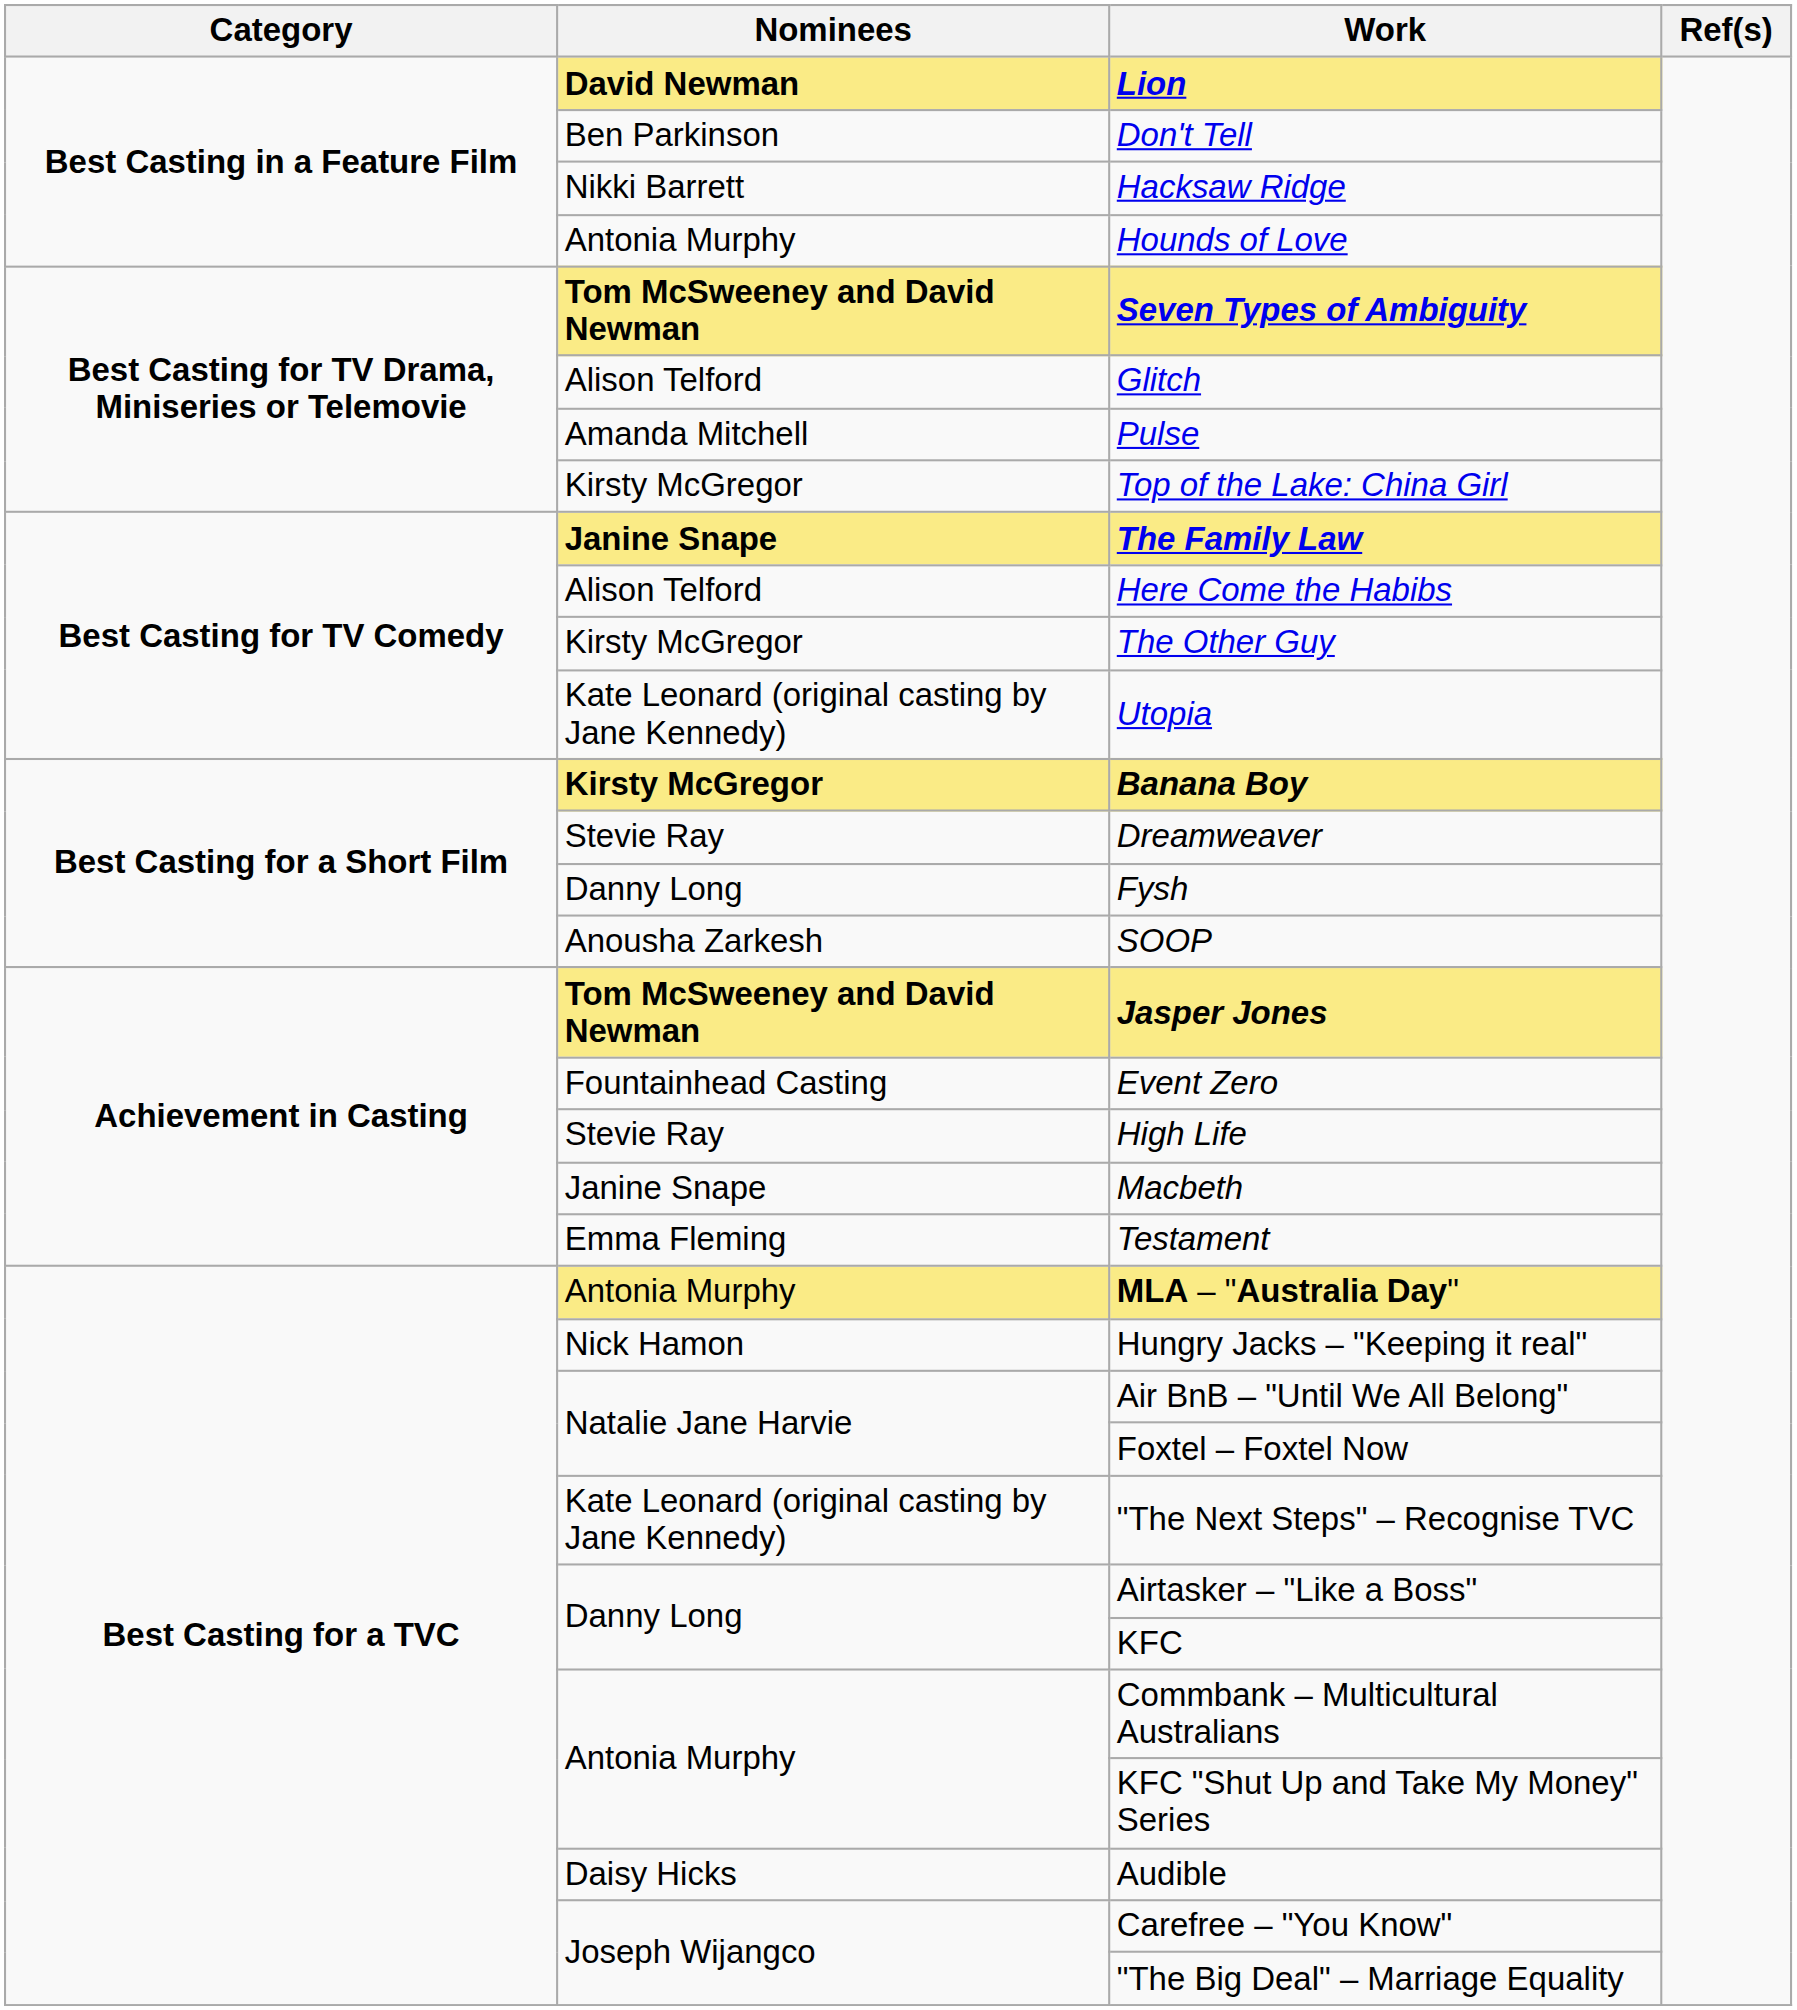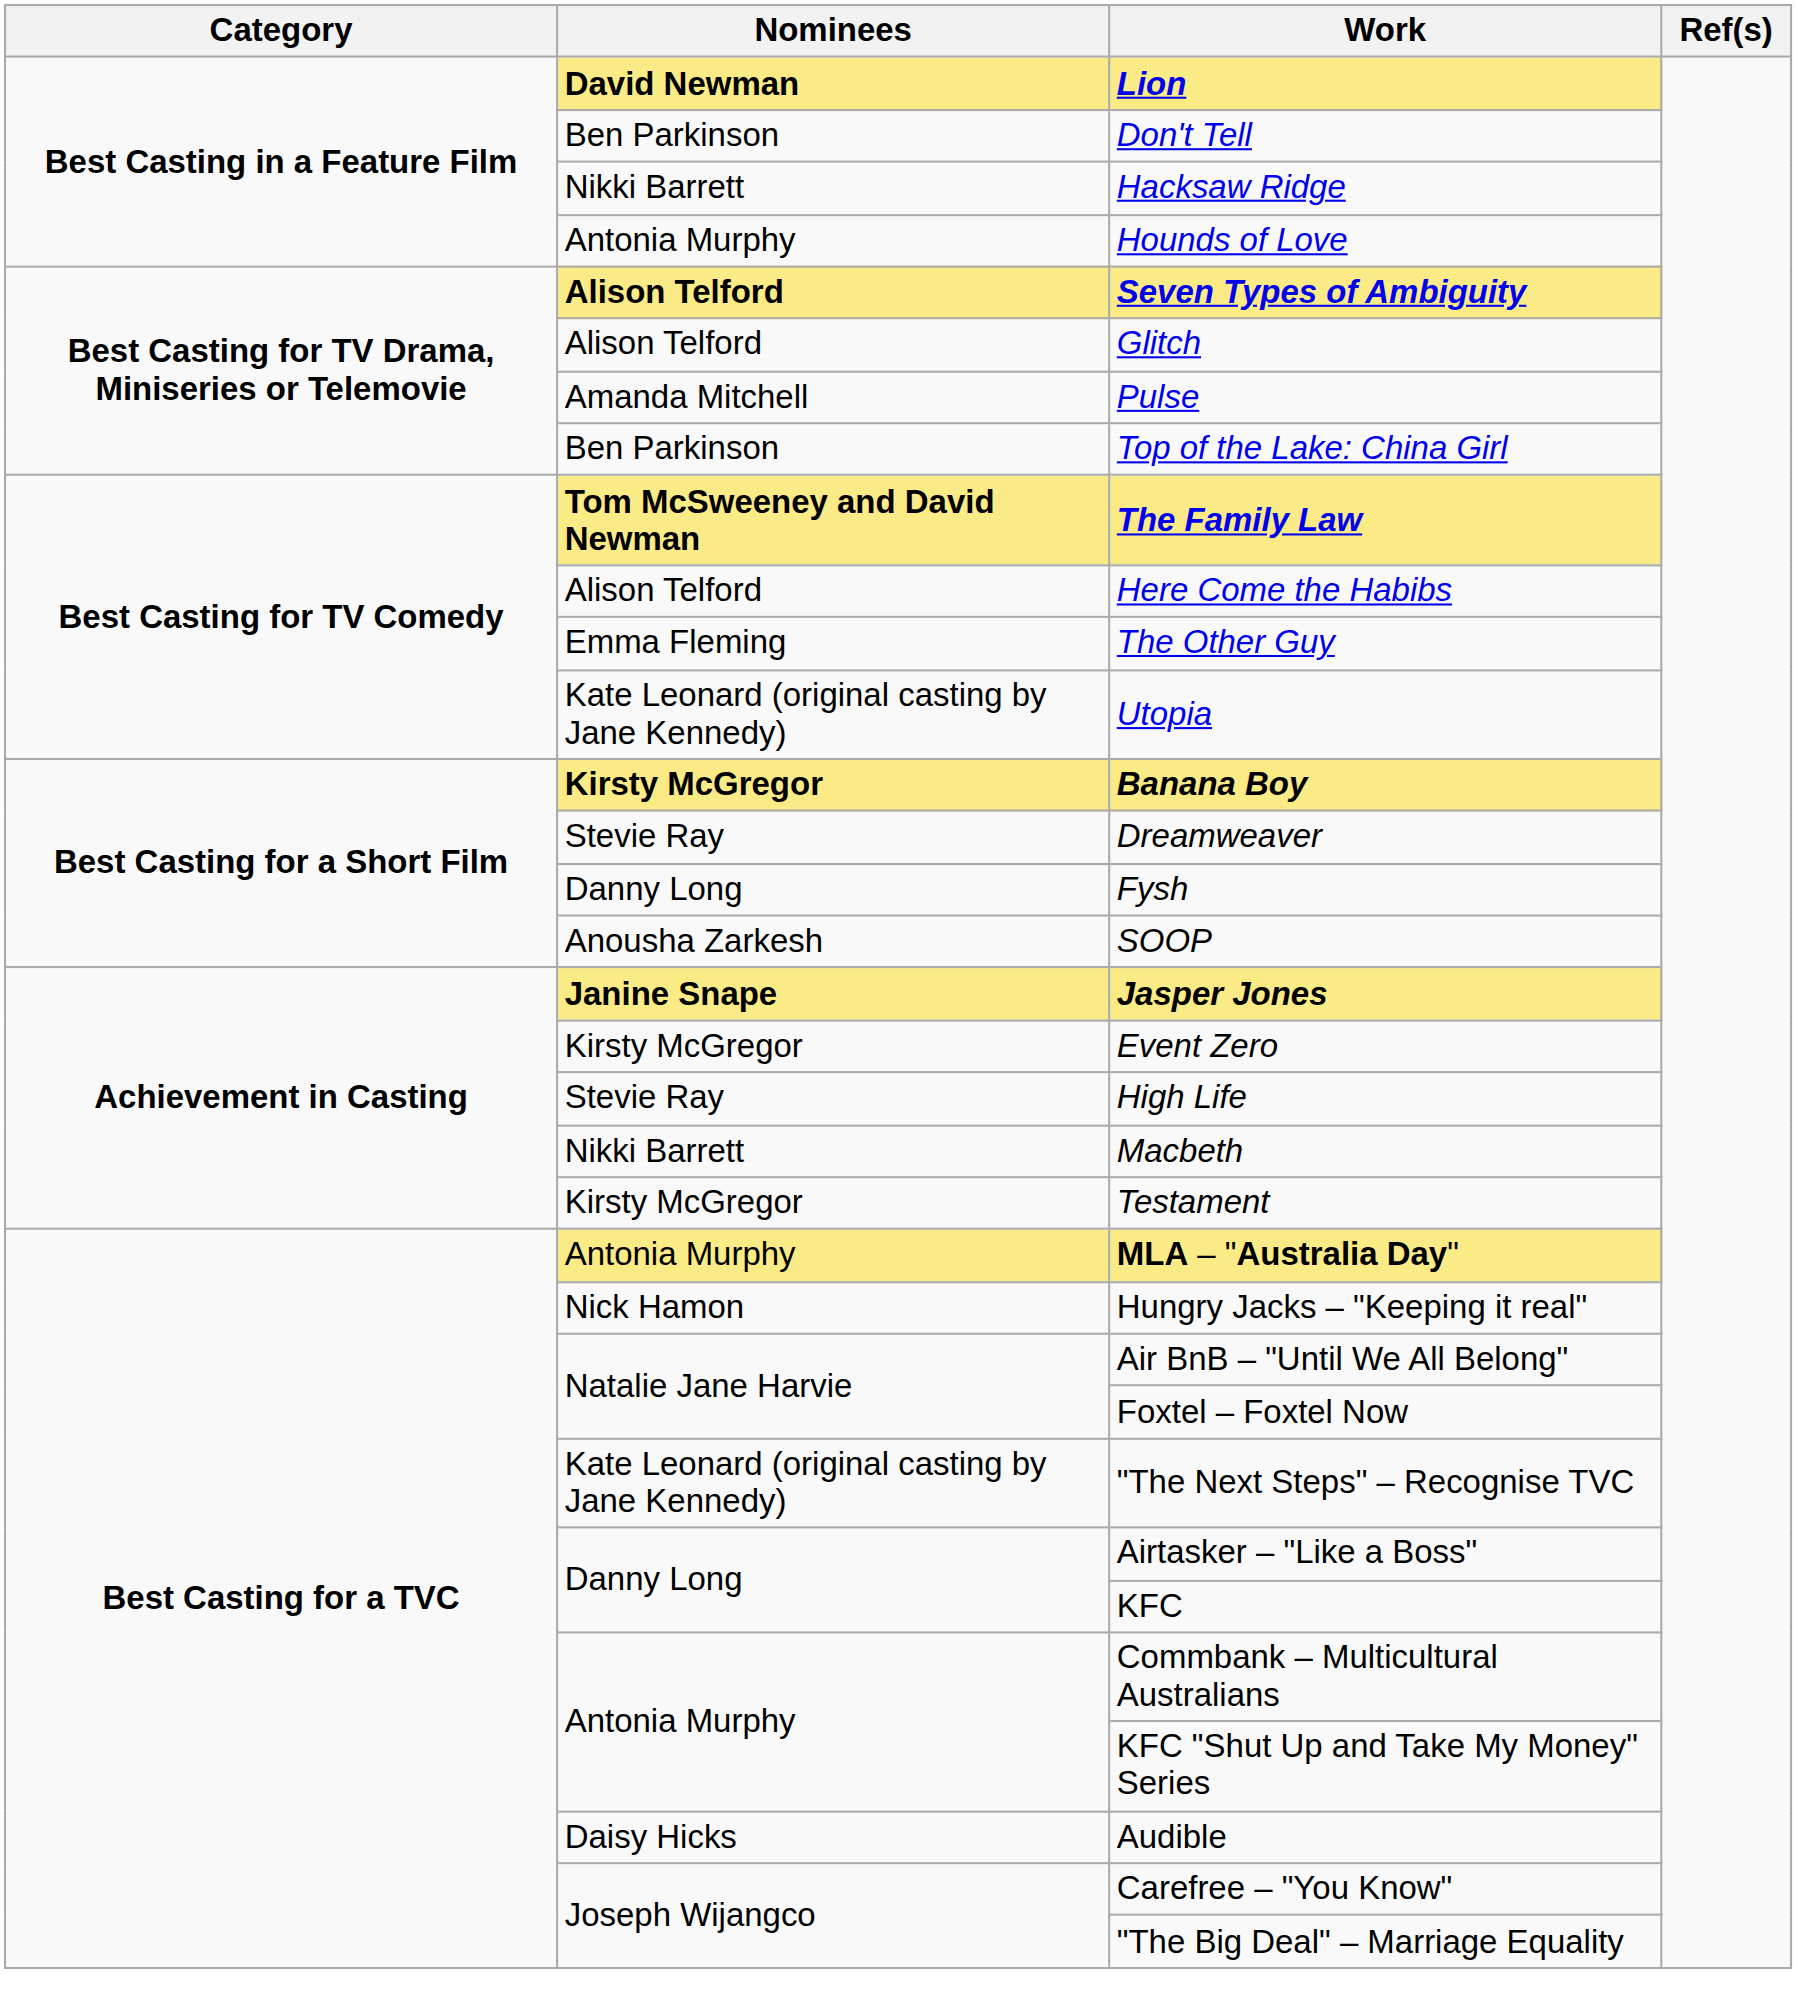(780, 310) Tom McSweeney and David Newman -> (674, 291) Alison Telford
(684, 485) Kirsty McGregor -> (672, 448) Ben Parkinson
(671, 538) Janine Snape -> (780, 519) Tom McSweeney and David Newman
(684, 642) Kirsty McGregor -> (676, 642) Emma Fleming
(780, 1011) Tom McSweeney and David Newman -> (671, 993) Janine Snape
(726, 1082) Fountainhead Casting -> (684, 1045) Kirsty McGregor
(666, 1187) Janine Snape -> (654, 1150) Nikki Barrett
(676, 1239) Emma Fleming -> (684, 1202) Kirsty McGregor
